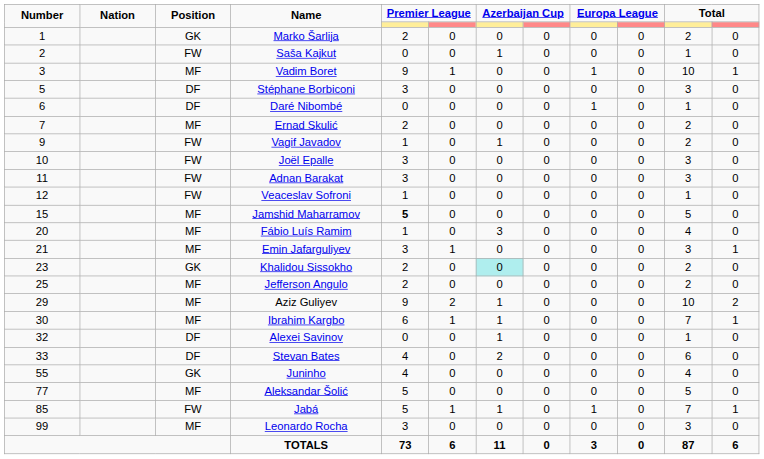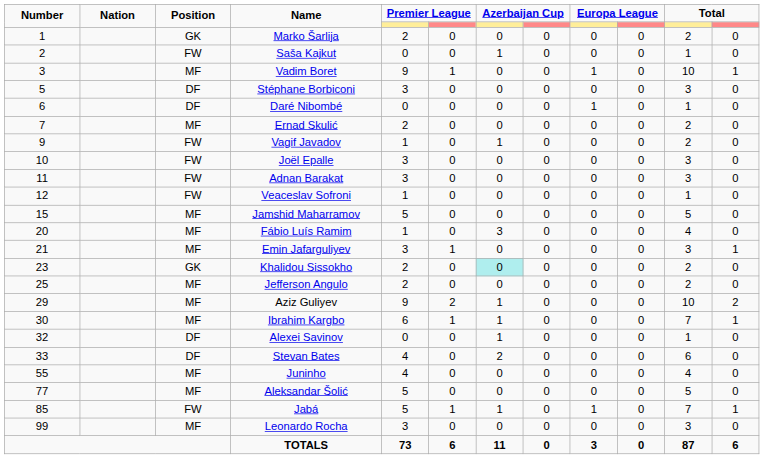(405, 213) bold -> (405, 213) normal
(193, 373) GK -> (193, 373) MF
